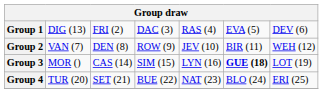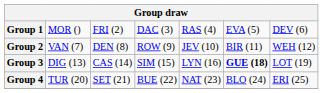(67, 29) DIG (13) -> (64, 29) MOR ()
(64, 62) MOR () -> (67, 62) DIG (13)
